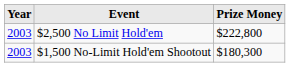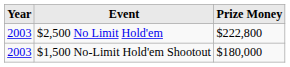(239, 52) $180,300 -> (239, 52) $180,000
